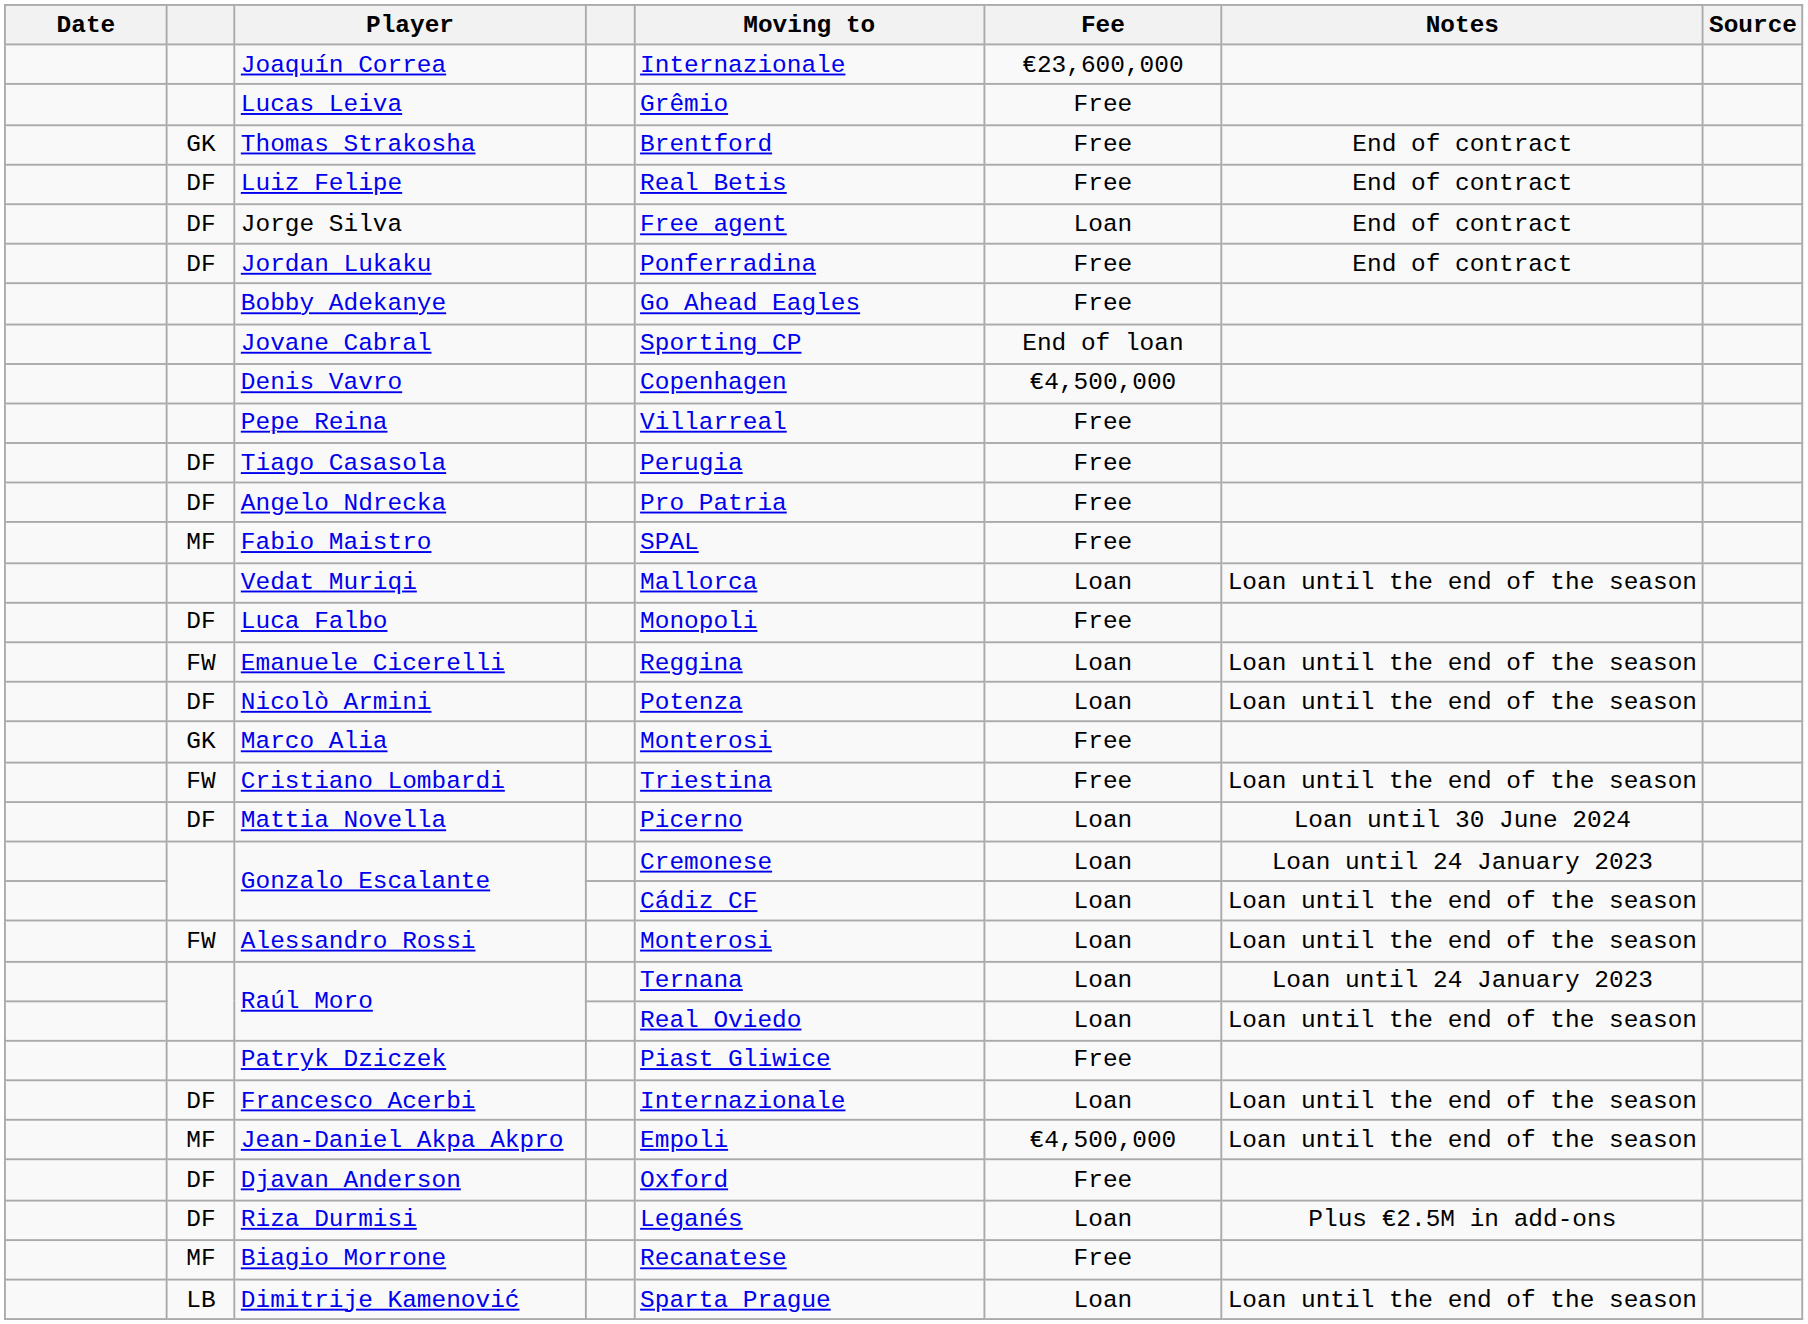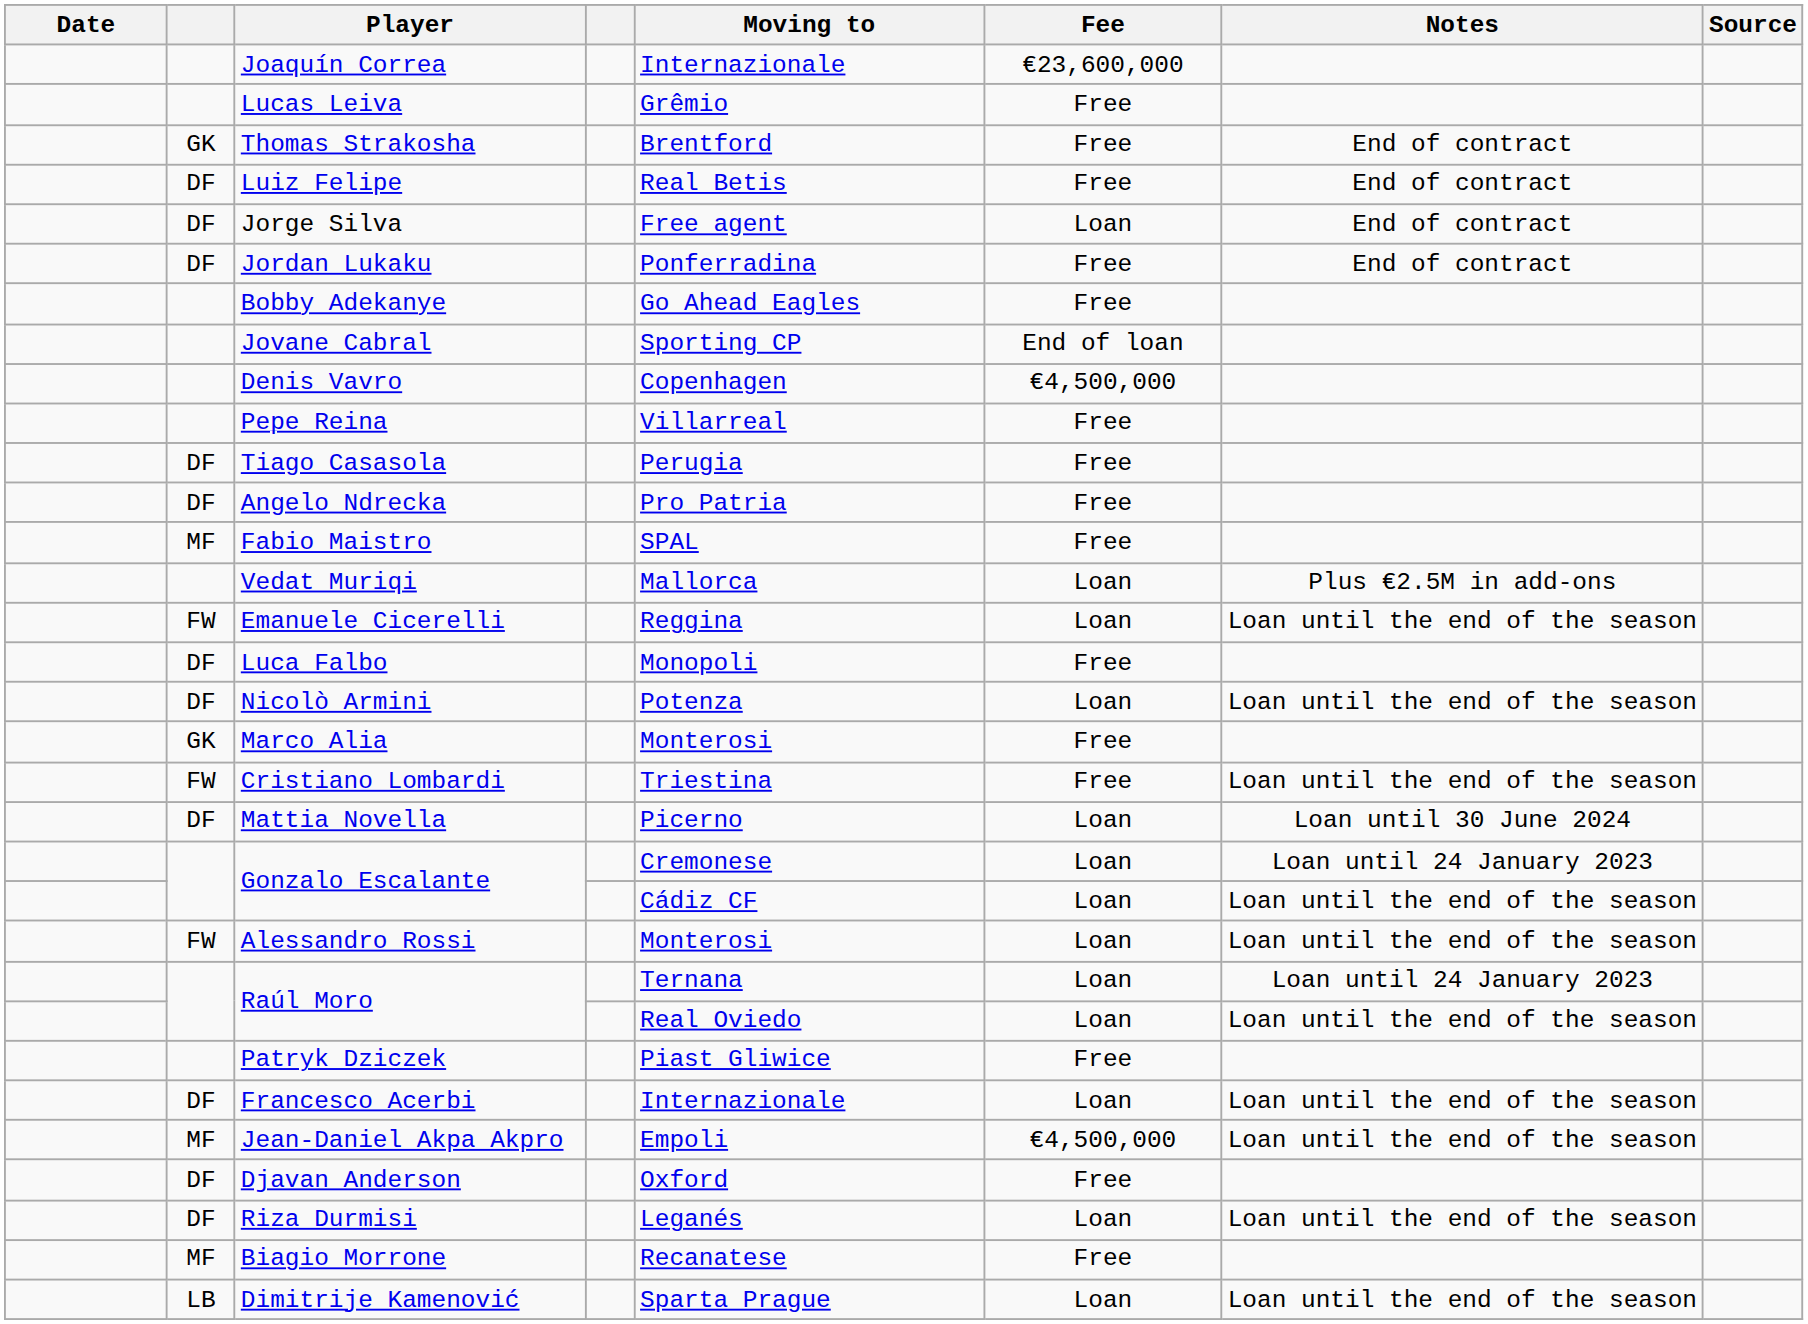(1462, 583) Loan until the end of the season -> (1462, 583) Plus €2.5M in add-ons
rows swapped: (201, 622) <-> (201, 662)
(1462, 1220) Plus €2.5M in add-ons -> (1462, 1220) Loan until the end of the season
